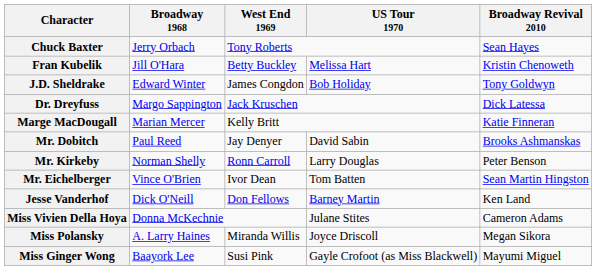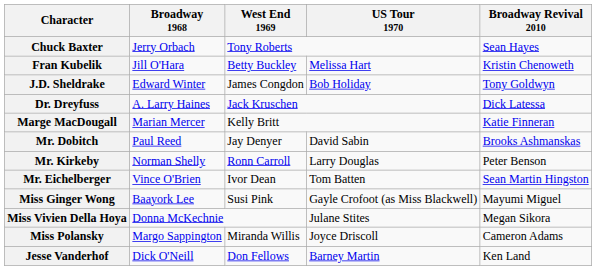(177, 103) Margo Sappington -> (171, 103) A. Larry Haines
rows swapped: (67, 198) <-> (67, 255)
(523, 217) Cameron Adams -> (517, 217) Megan Sikora
(171, 236) A. Larry Haines -> (177, 236) Margo Sappington
(517, 236) Megan Sikora -> (523, 236) Cameron Adams
